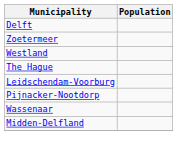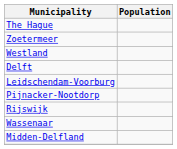rows swapped: (30, 67) <-> (19, 25)
+ row: (27, 109)
